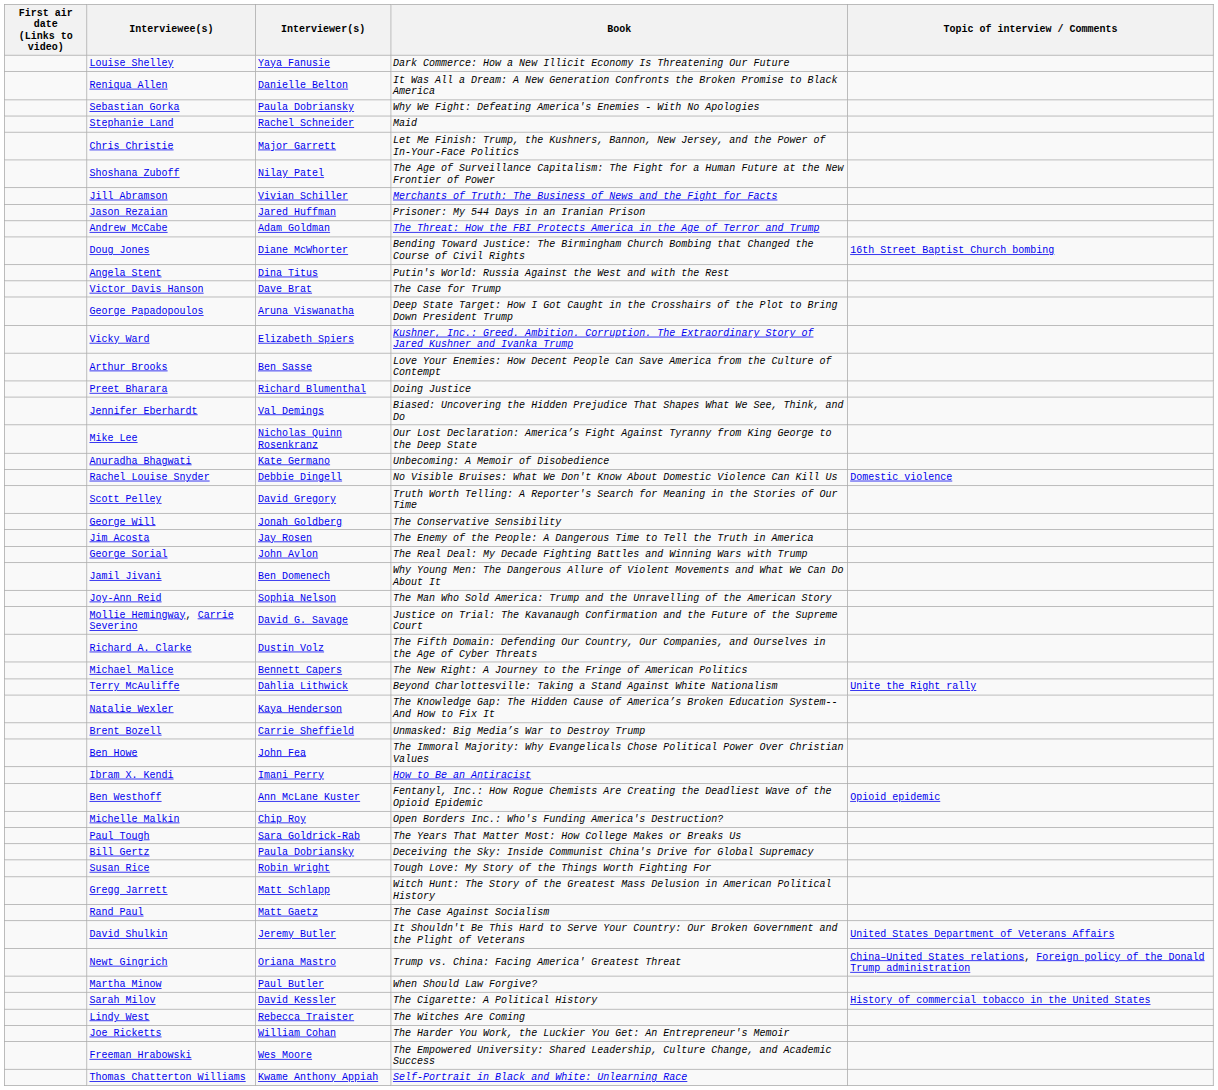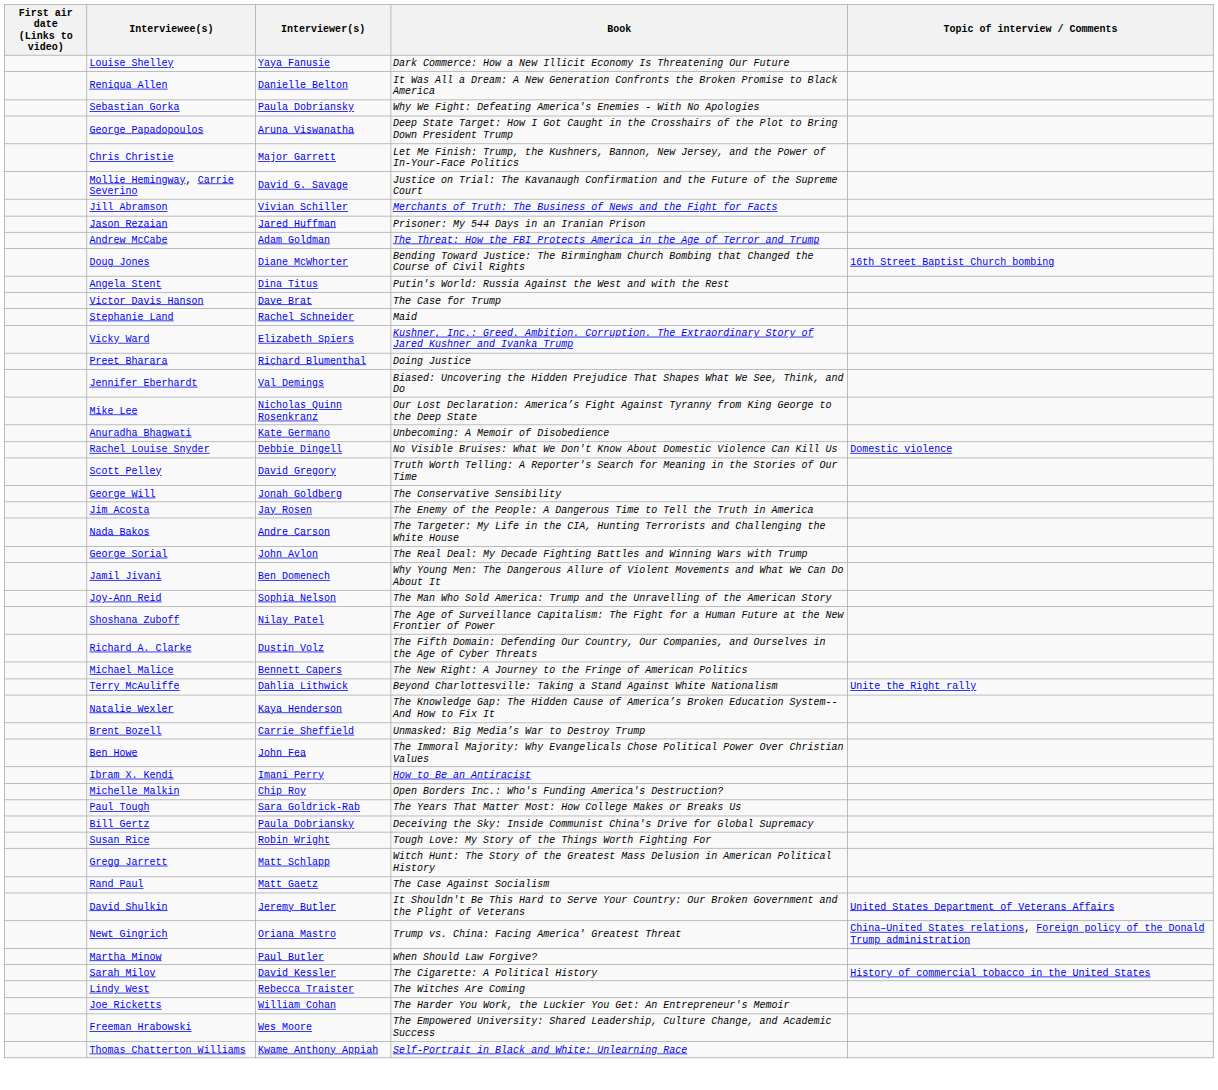rows swapped: (132, 124) <-> (147, 311)
rows swapped: (135, 174) <-> (162, 621)
- row: (129, 367)
+ row: (120, 532)
- row: (126, 797)
